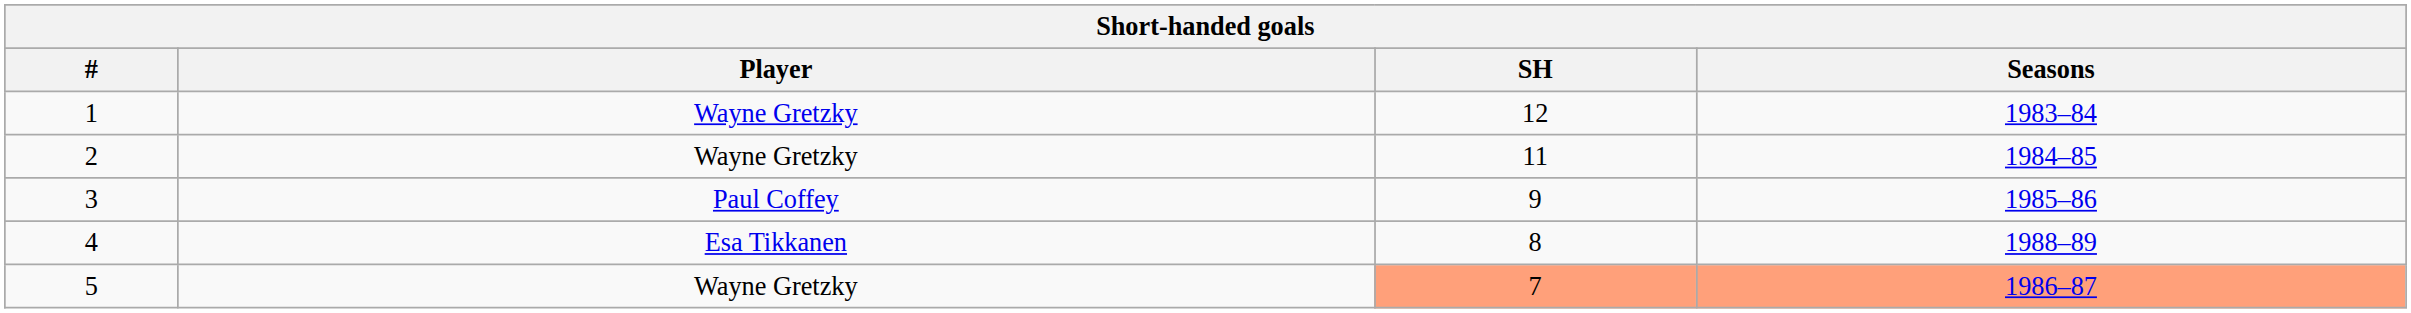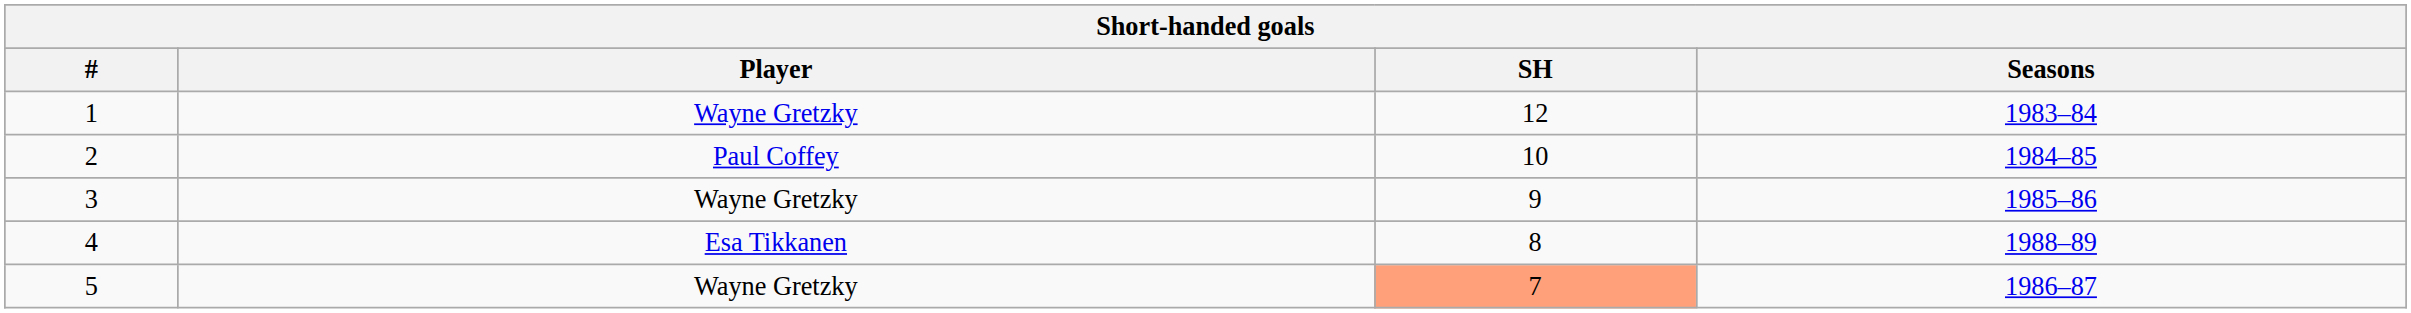(776, 156) Wayne Gretzky -> (776, 156) Paul Coffey
(1535, 156) 11 -> (1535, 156) 10
(776, 199) Paul Coffey -> (776, 199) Wayne Gretzky
(2051, 286) lightsalmon background -> (2051, 286) no background
